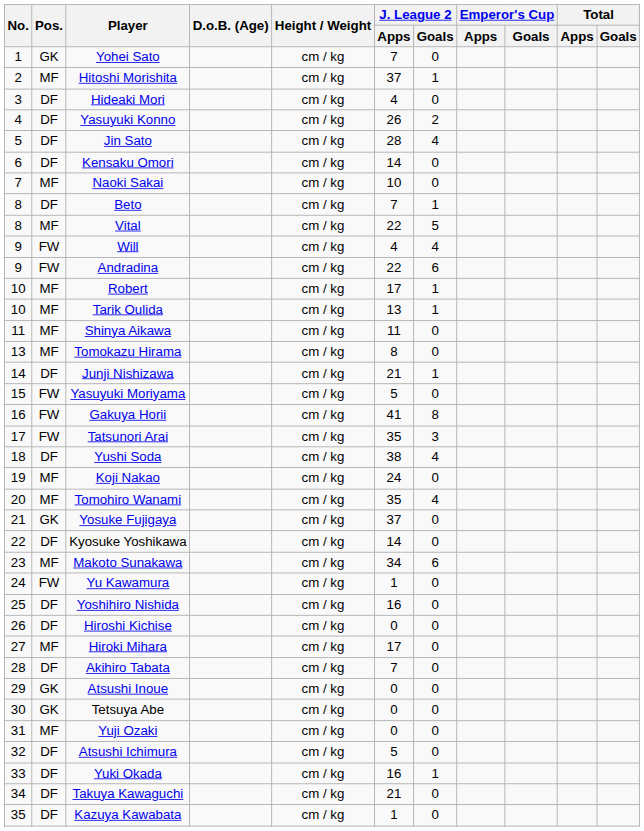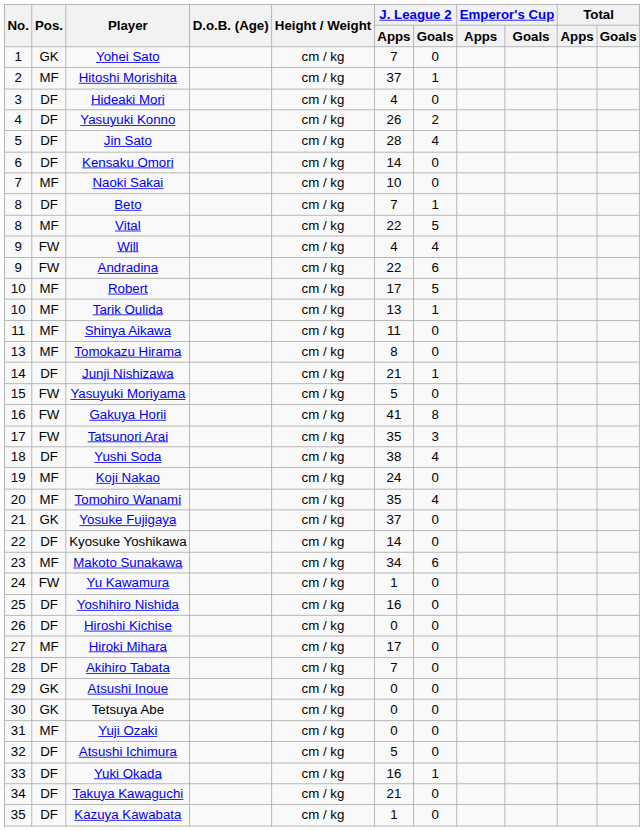(435, 288) 1 -> (435, 288) 5
